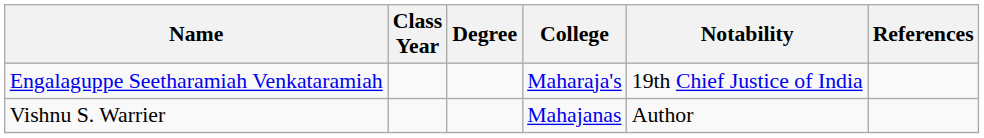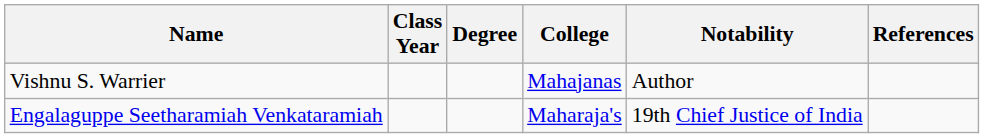rows swapped: (196, 80) <-> (87, 115)
